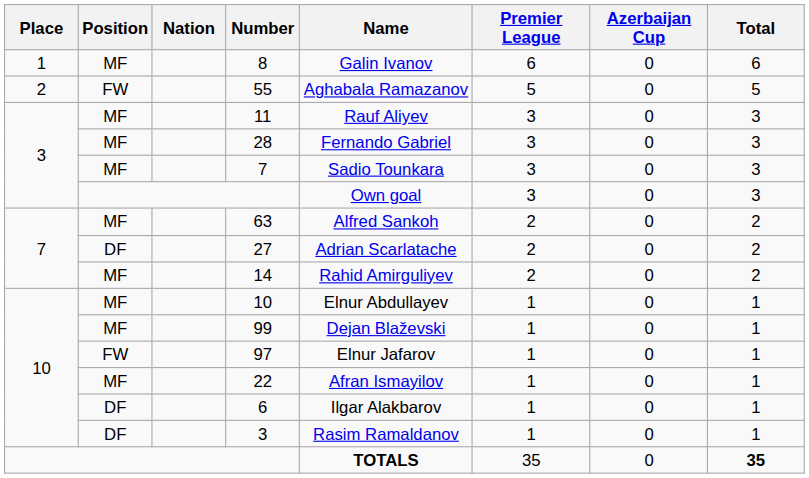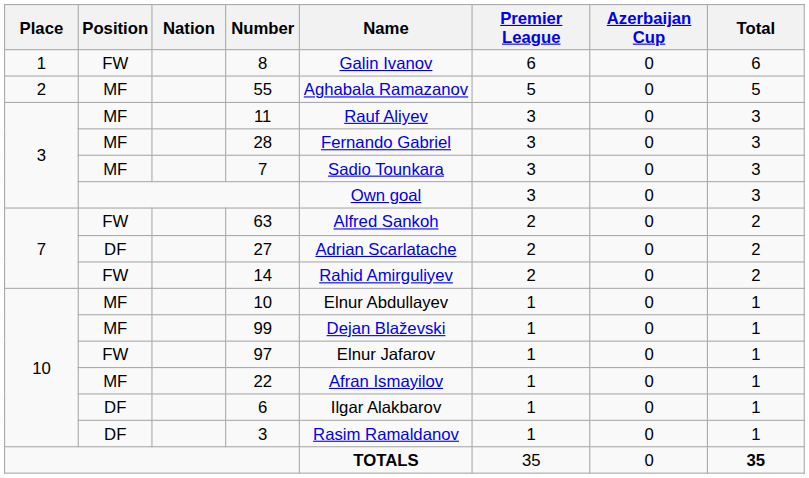(115, 63) MF -> (115, 63) FW
(115, 90) FW -> (115, 90) MF
(115, 222) MF -> (115, 222) FW
(115, 275) MF -> (115, 275) FW
